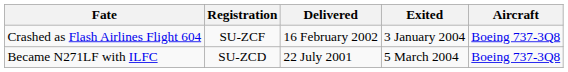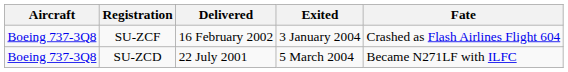columns swapped: (516, 15) <-> (104, 15)
